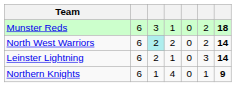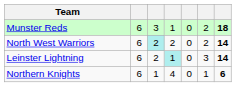(173, 58) no background -> (173, 58) paleturquoise background
(223, 74) 9 -> (223, 74) 6
